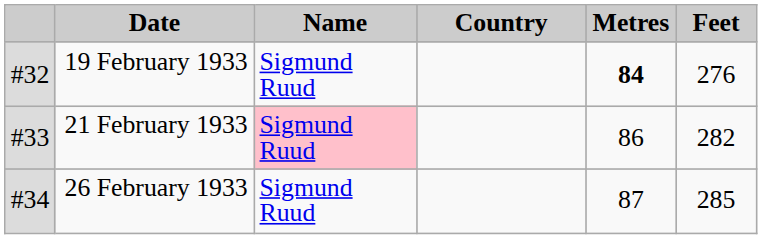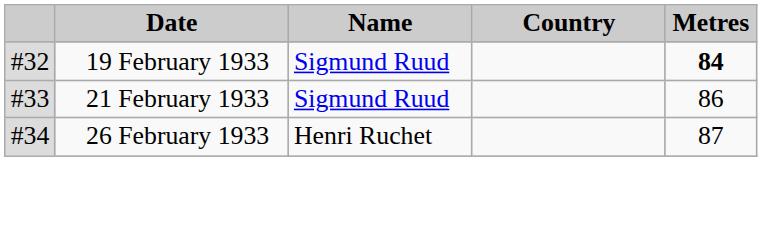- column: (716, 23)
(306, 137) pink background -> (372, 98) no background
(306, 200) Sigmund Ruud -> (363, 136) Henri Ruchet
